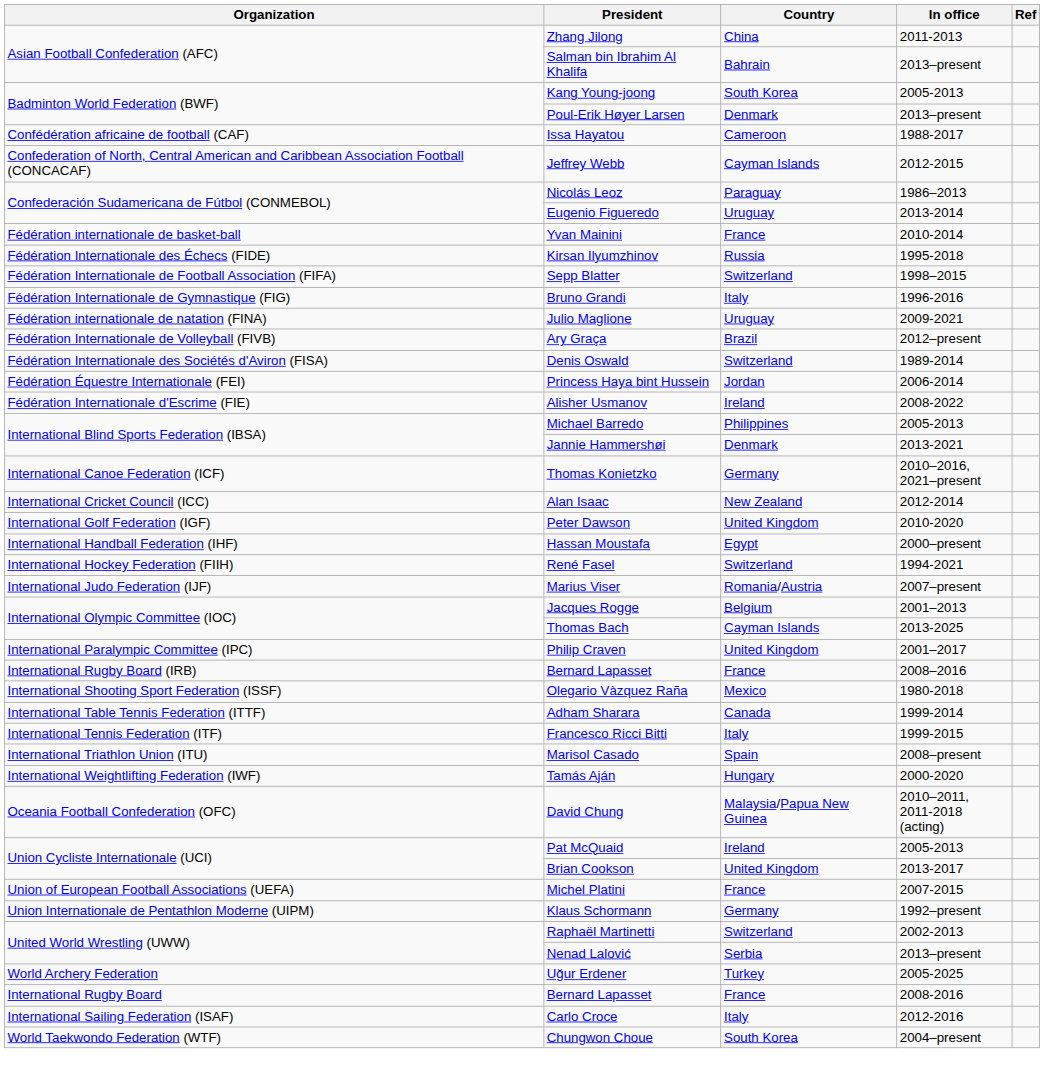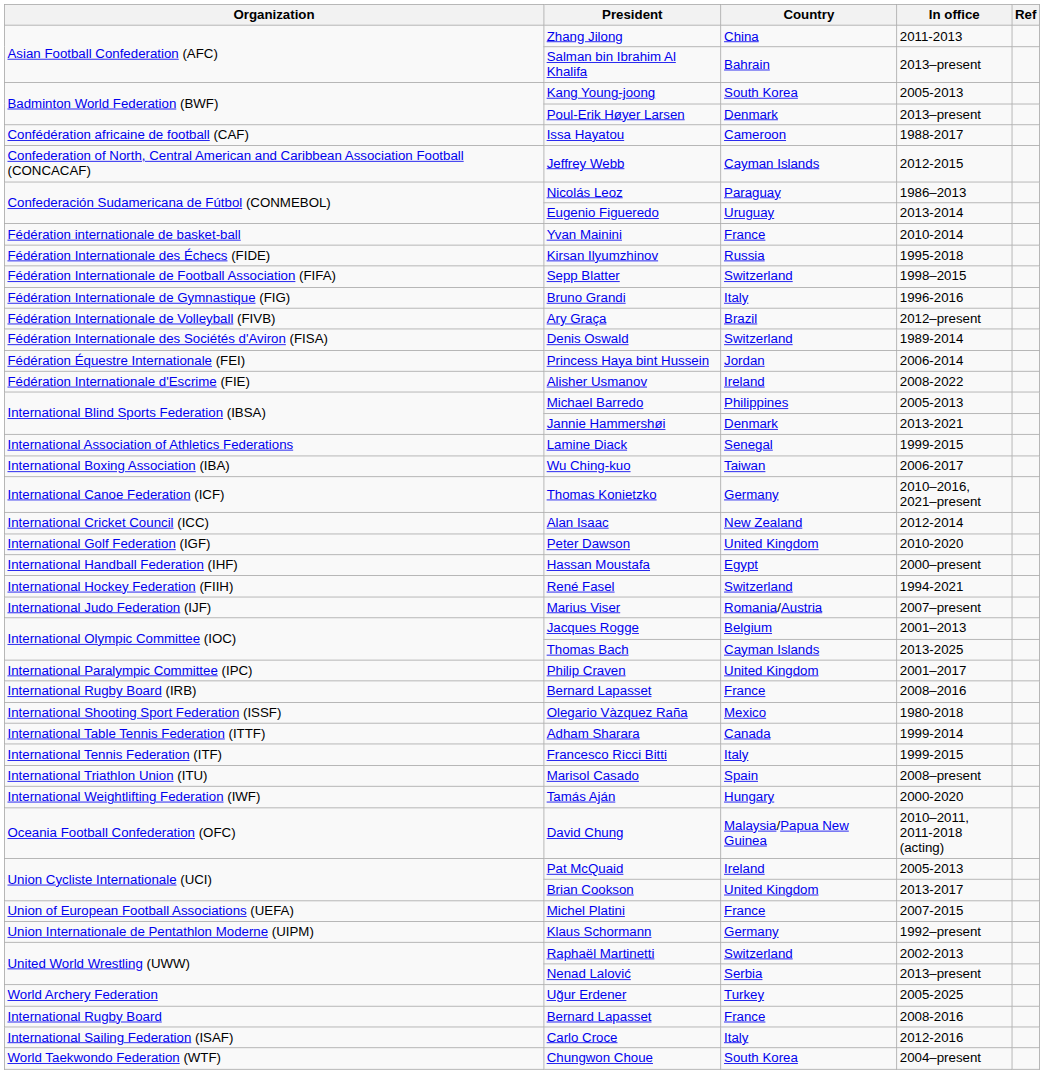- row: (589, 318)
+ row: (587, 445)
+ row: (589, 466)
